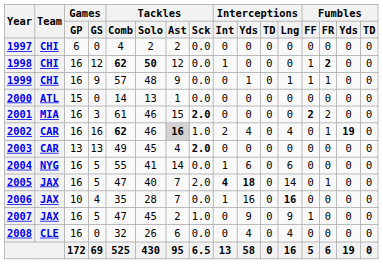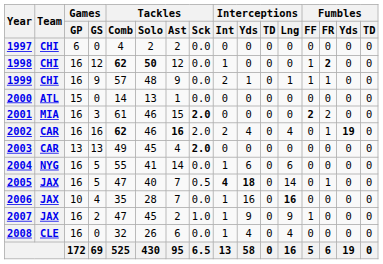(225, 81) 0 -> (225, 81) 2
(177, 132) lightgrey background -> (177, 132) no background
(201, 132) 1.0 -> (201, 132) 2.0
(201, 182) 2.0 -> (201, 182) 0.5
(97, 216) 5 -> (97, 216) 2
(225, 216) 0 -> (225, 216) 1
(225, 233) 0 -> (225, 233) 1
